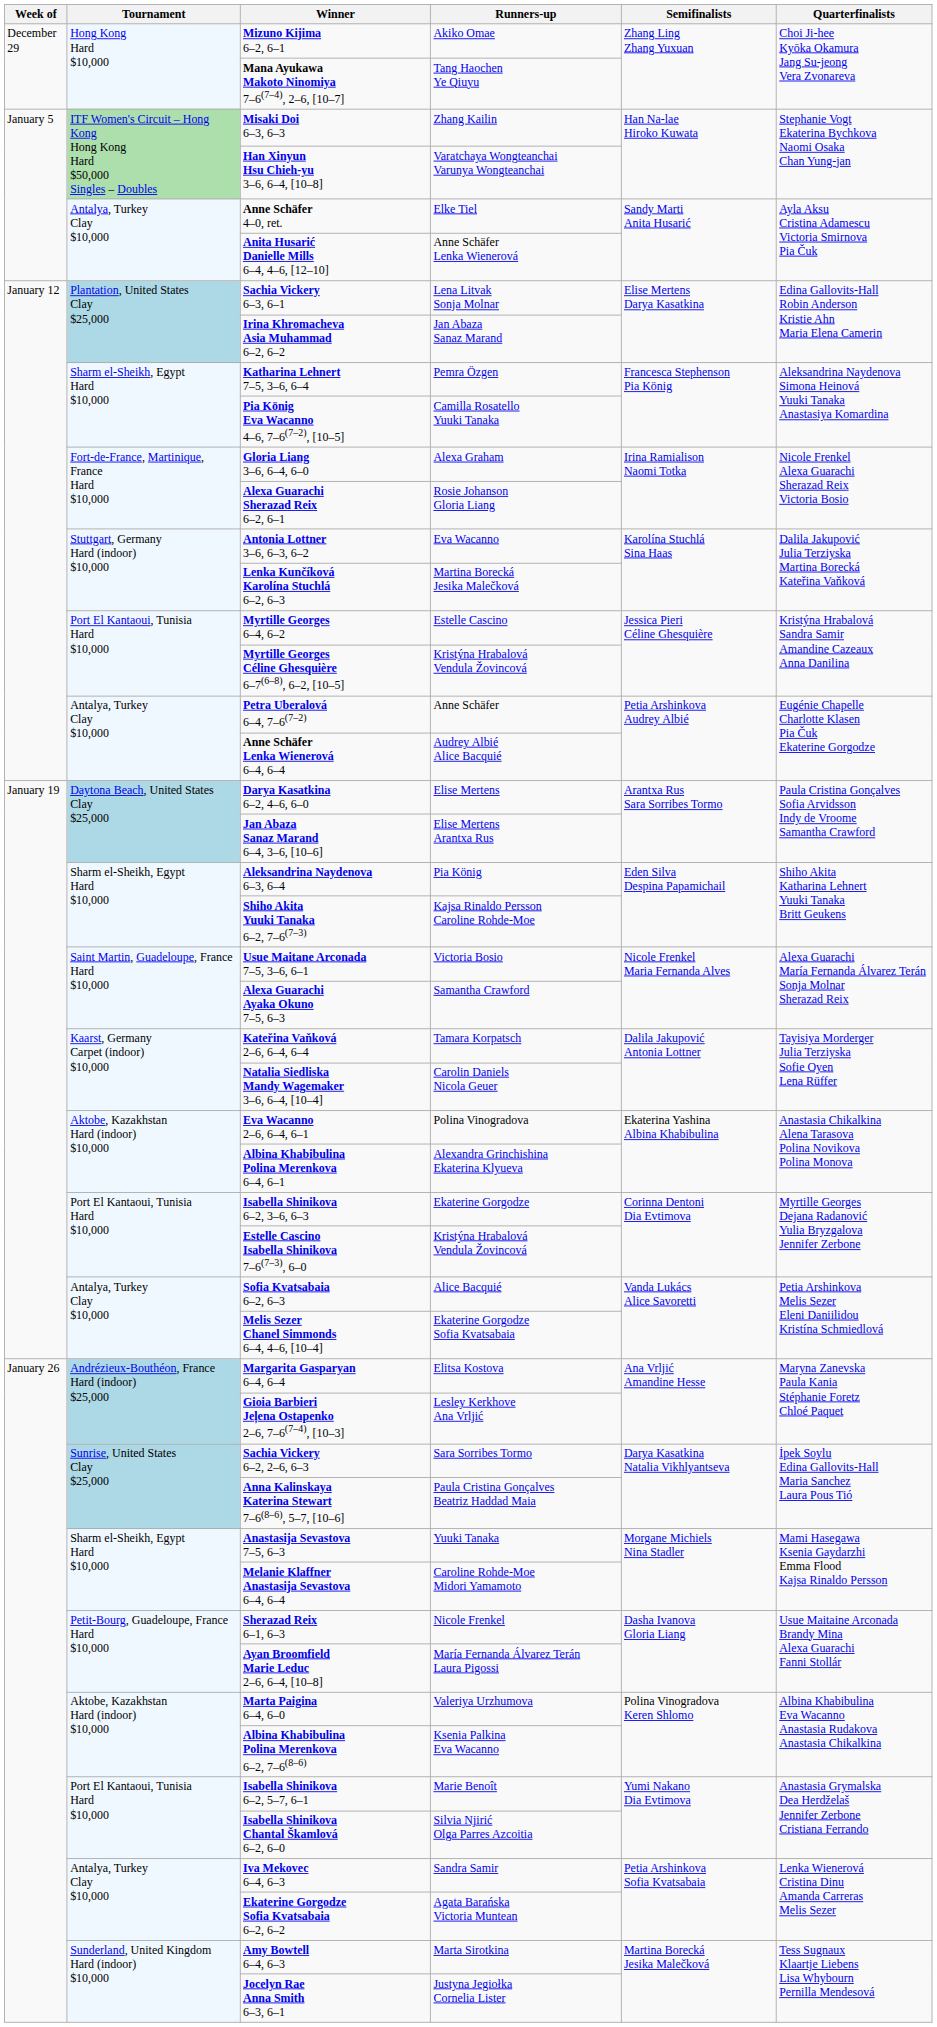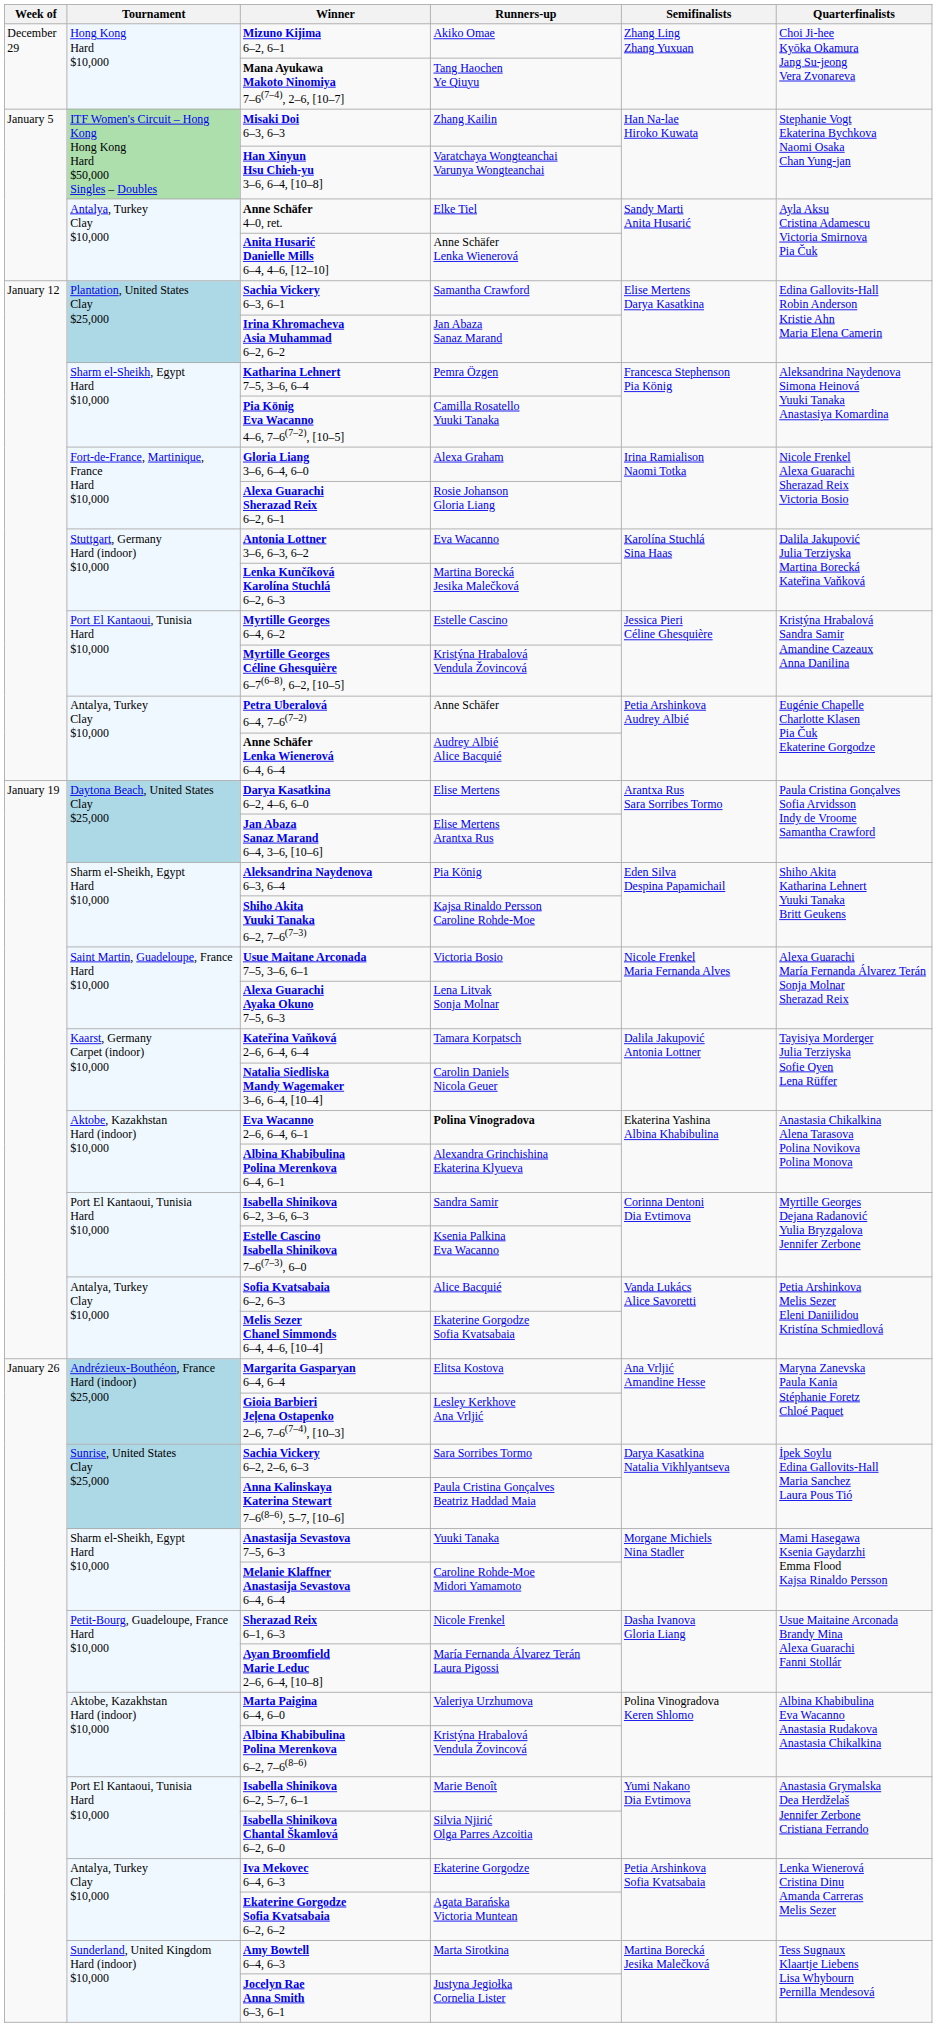(466, 297) Lena Litvak Sonja Molnar -> (481, 290) Samantha Crawford
(481, 990) Samantha Crawford -> (466, 997) Lena Litvak Sonja Molnar
(481, 1120) normal -> (484, 1120) bold
(481, 1201) Ekaterine Gorgodze -> (466, 1201) Sandra Samir
(480, 1242) Kristýna Hrabalová Vendula Žovincová -> (470, 1242) Ksenia Palkina Eva Wacanno
(470, 1742) Ksenia Palkina Eva Wacanno -> (480, 1742) Kristýna Hrabalová Vendula Žovincová
(466, 1868) Sandra Samir -> (481, 1868) Ekaterine Gorgodze
